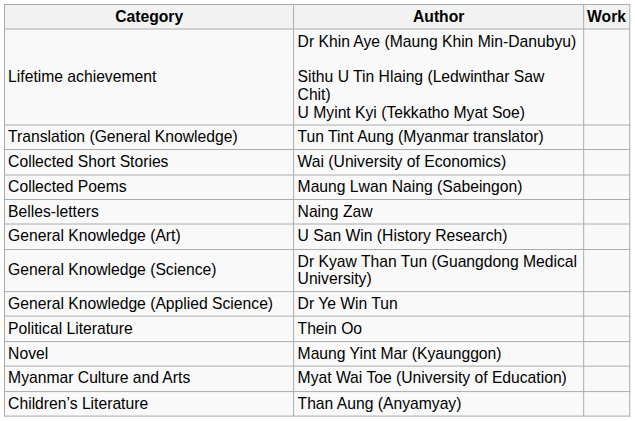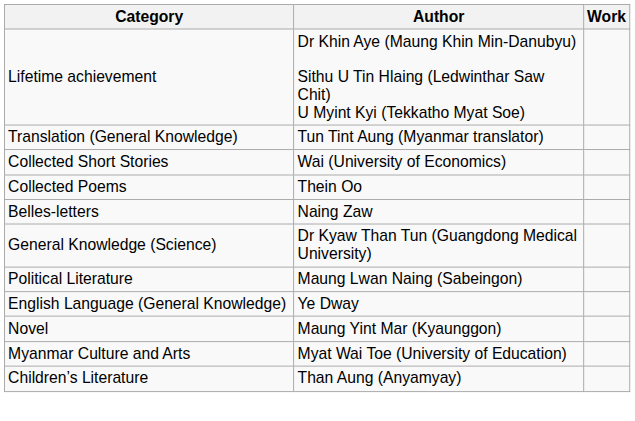(410, 186) Maung Lwan Naing (Sabeingon) -> (330, 186) Thein Oo
- row: (94, 236)
- row: (141, 304)
(330, 328) Thein Oo -> (410, 279) Maung Lwan Naing (Sabeingon)
+ row: (147, 304)
